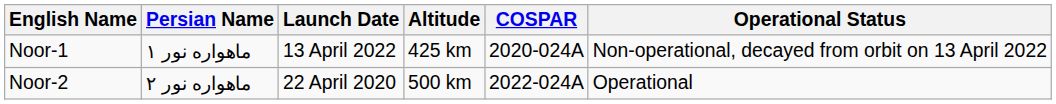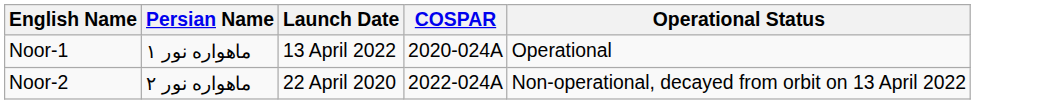- column: (444, 19)
(820, 51) Non-operational, decayed from orbit on 13 April 2022 -> (562, 51) Operational
(643, 83) Operational -> (739, 83) Non-operational, decayed from orbit on 13 April 2022
